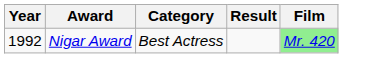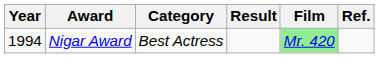+ column: (356, 16)
(25, 40) 1992 -> (25, 40) 1994
